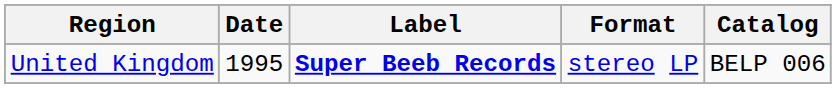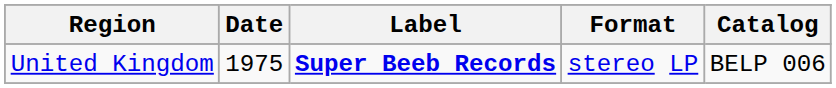(254, 64) 1995 -> (254, 64) 1975
